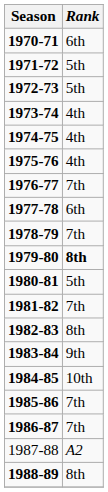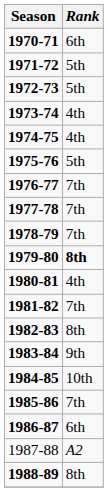(75, 161) 4th -> (75, 161) 5th
(75, 209) 6th -> (75, 209) 7th
(75, 281) 5th -> (75, 281) 4th
(75, 426) 7th -> (75, 426) 6th
